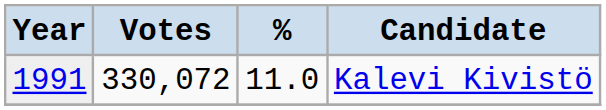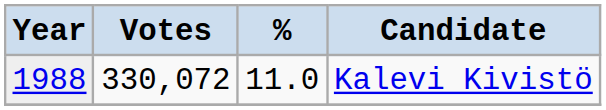(50, 81) 1991 -> (50, 81) 1988
